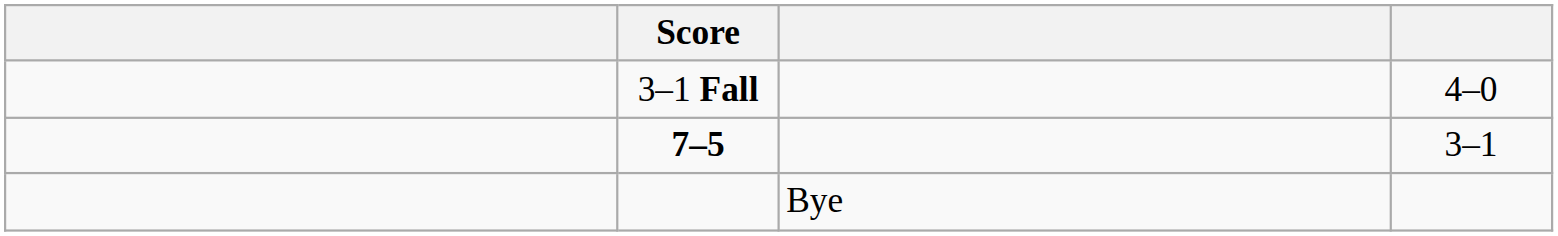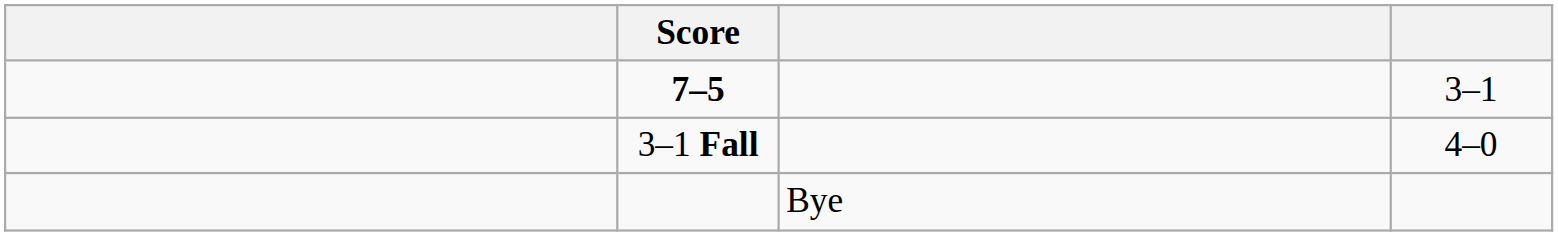rows swapped: (698, 88) <-> (698, 144)
